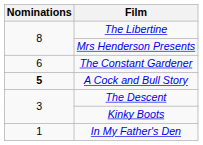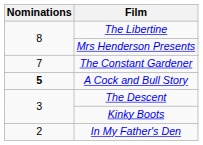(39, 64) 6 -> (39, 64) 7
(39, 132) 1 -> (39, 132) 2
